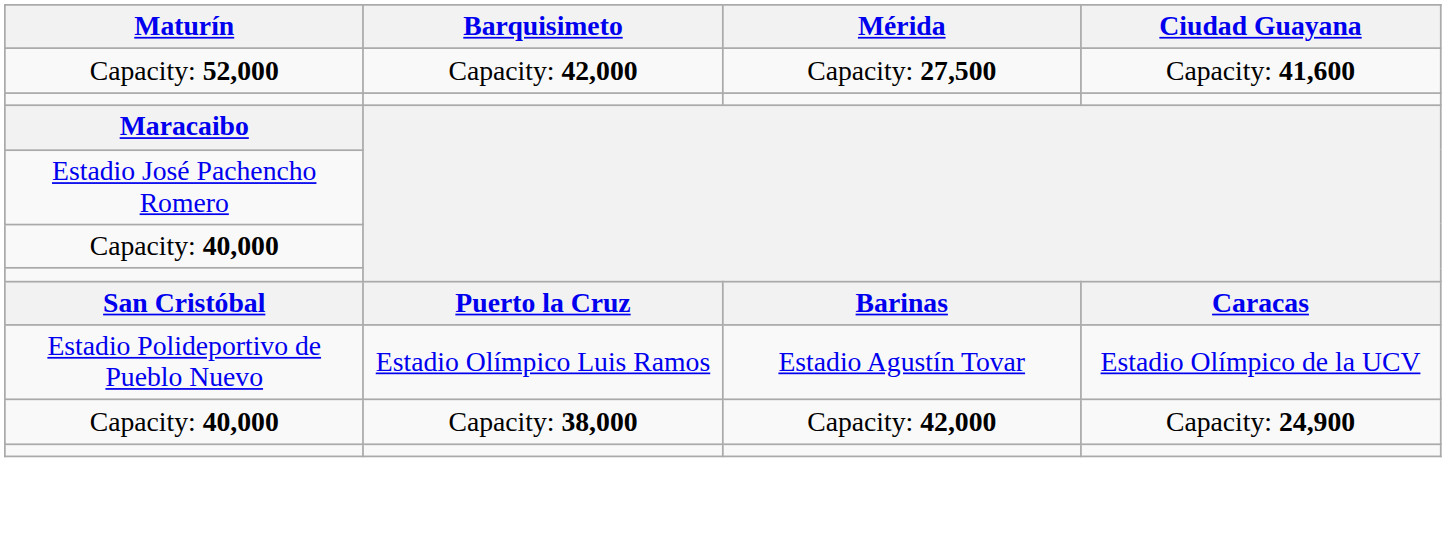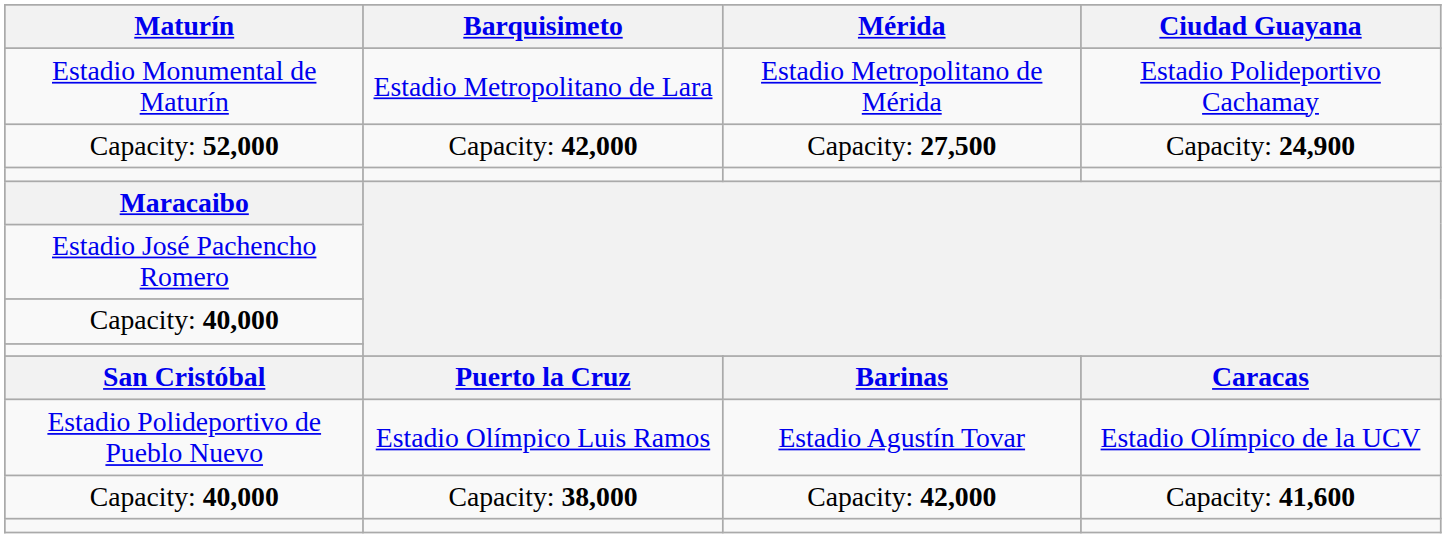+ row: (184, 85)
(1261, 70) Capacity: 41,600 -> (1261, 145) Capacity: 24,900
(1261, 421) Capacity: 24,900 -> (1261, 496) Capacity: 41,600
